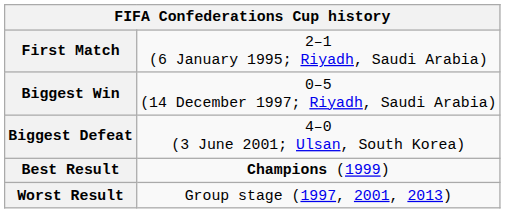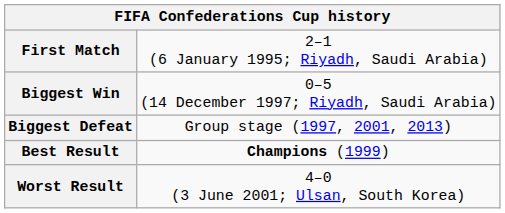(318, 136) 4–0 (3 June 2001; Ulsan, South Korea) -> (318, 127) Group stage (1997, 2001, 2013)
(318, 195) Group stage (1997, 2001, 2013) -> (318, 186) 4–0 (3 June 2001; Ulsan, South Korea)
